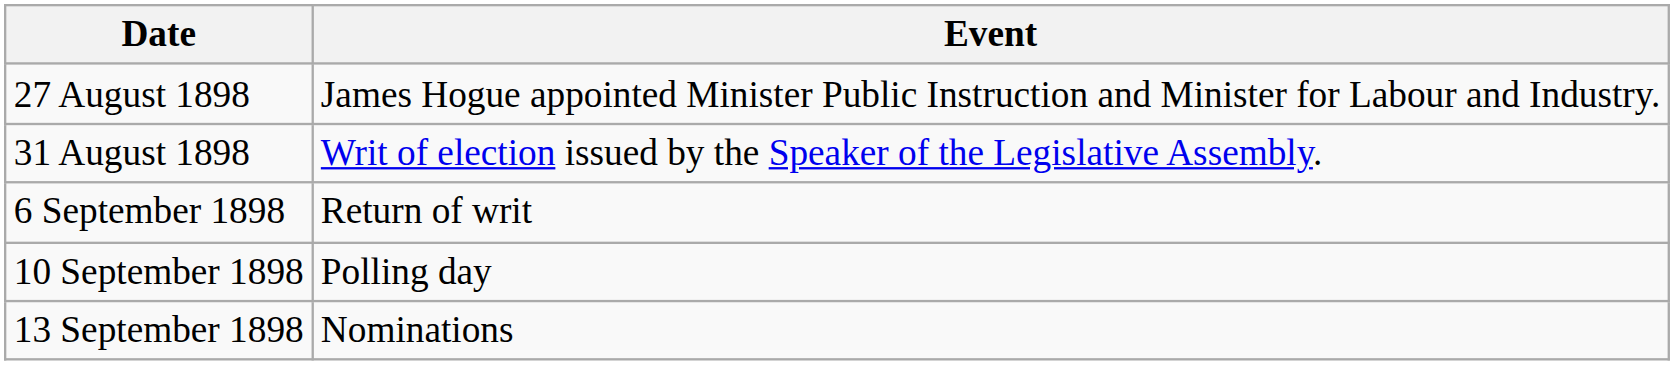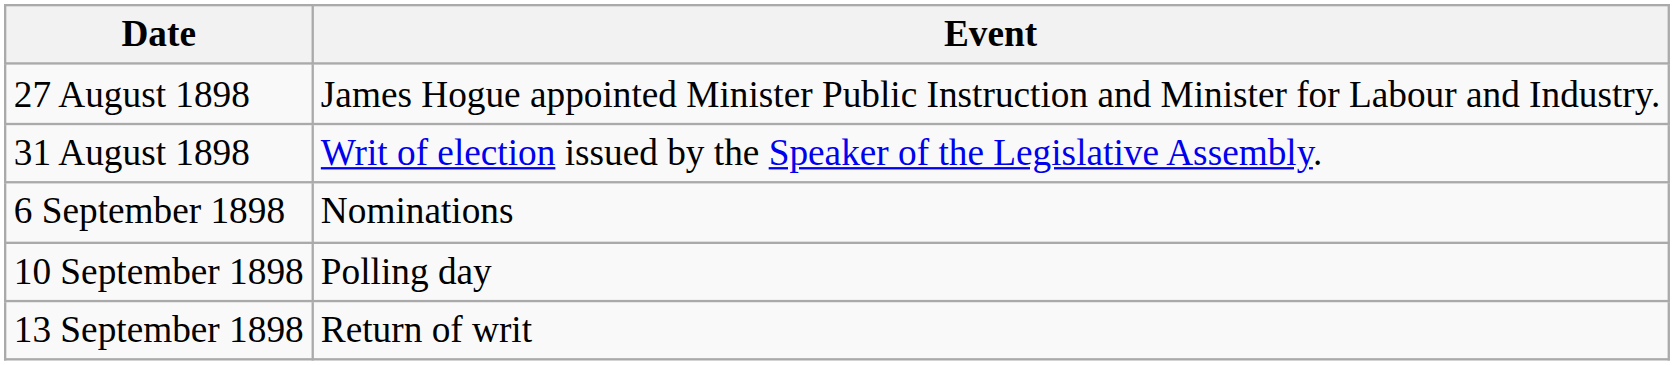(426, 211) Return of writ -> (417, 211) Nominations
(417, 329) Nominations -> (426, 329) Return of writ
